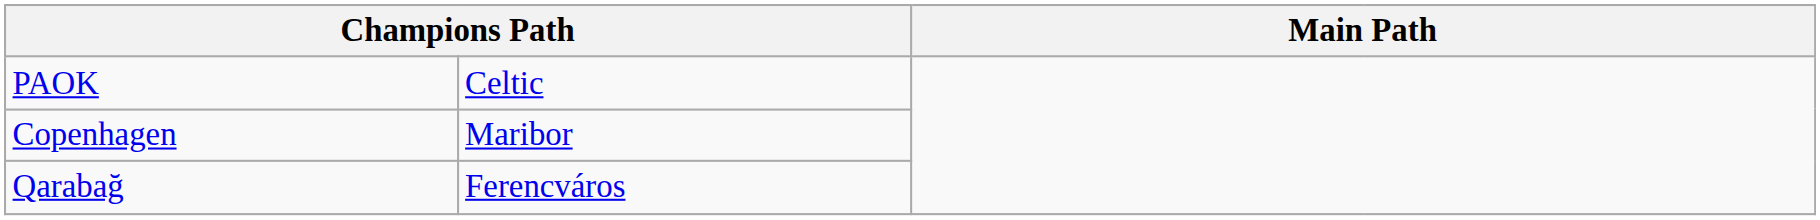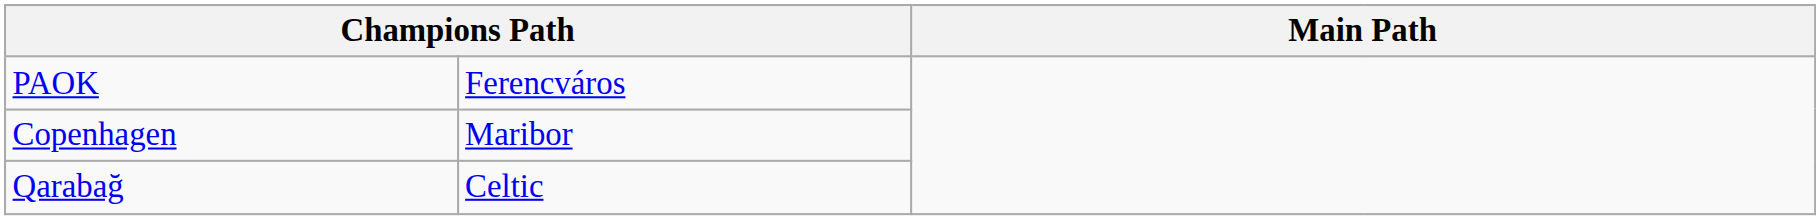(504, 82) Celtic -> (545, 82) Ferencváros
(545, 186) Ferencváros -> (504, 186) Celtic
